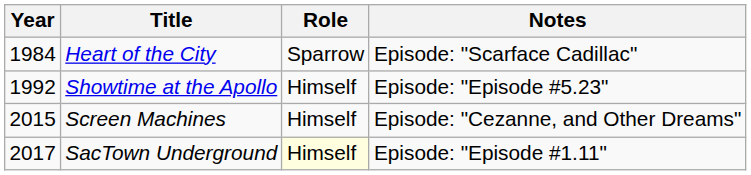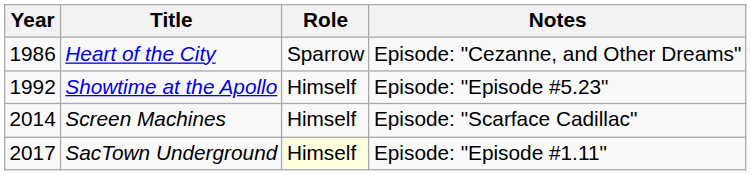(33, 53) 1984 -> (33, 53) 1986
(506, 53) Episode: "Scarface Cadillac" -> (558, 53) Episode: "Cezanne, and Other Dreams"
(33, 119) 2015 -> (33, 119) 2014
(558, 119) Episode: "Cezanne, and Other Dreams" -> (506, 119) Episode: "Scarface Cadillac"
